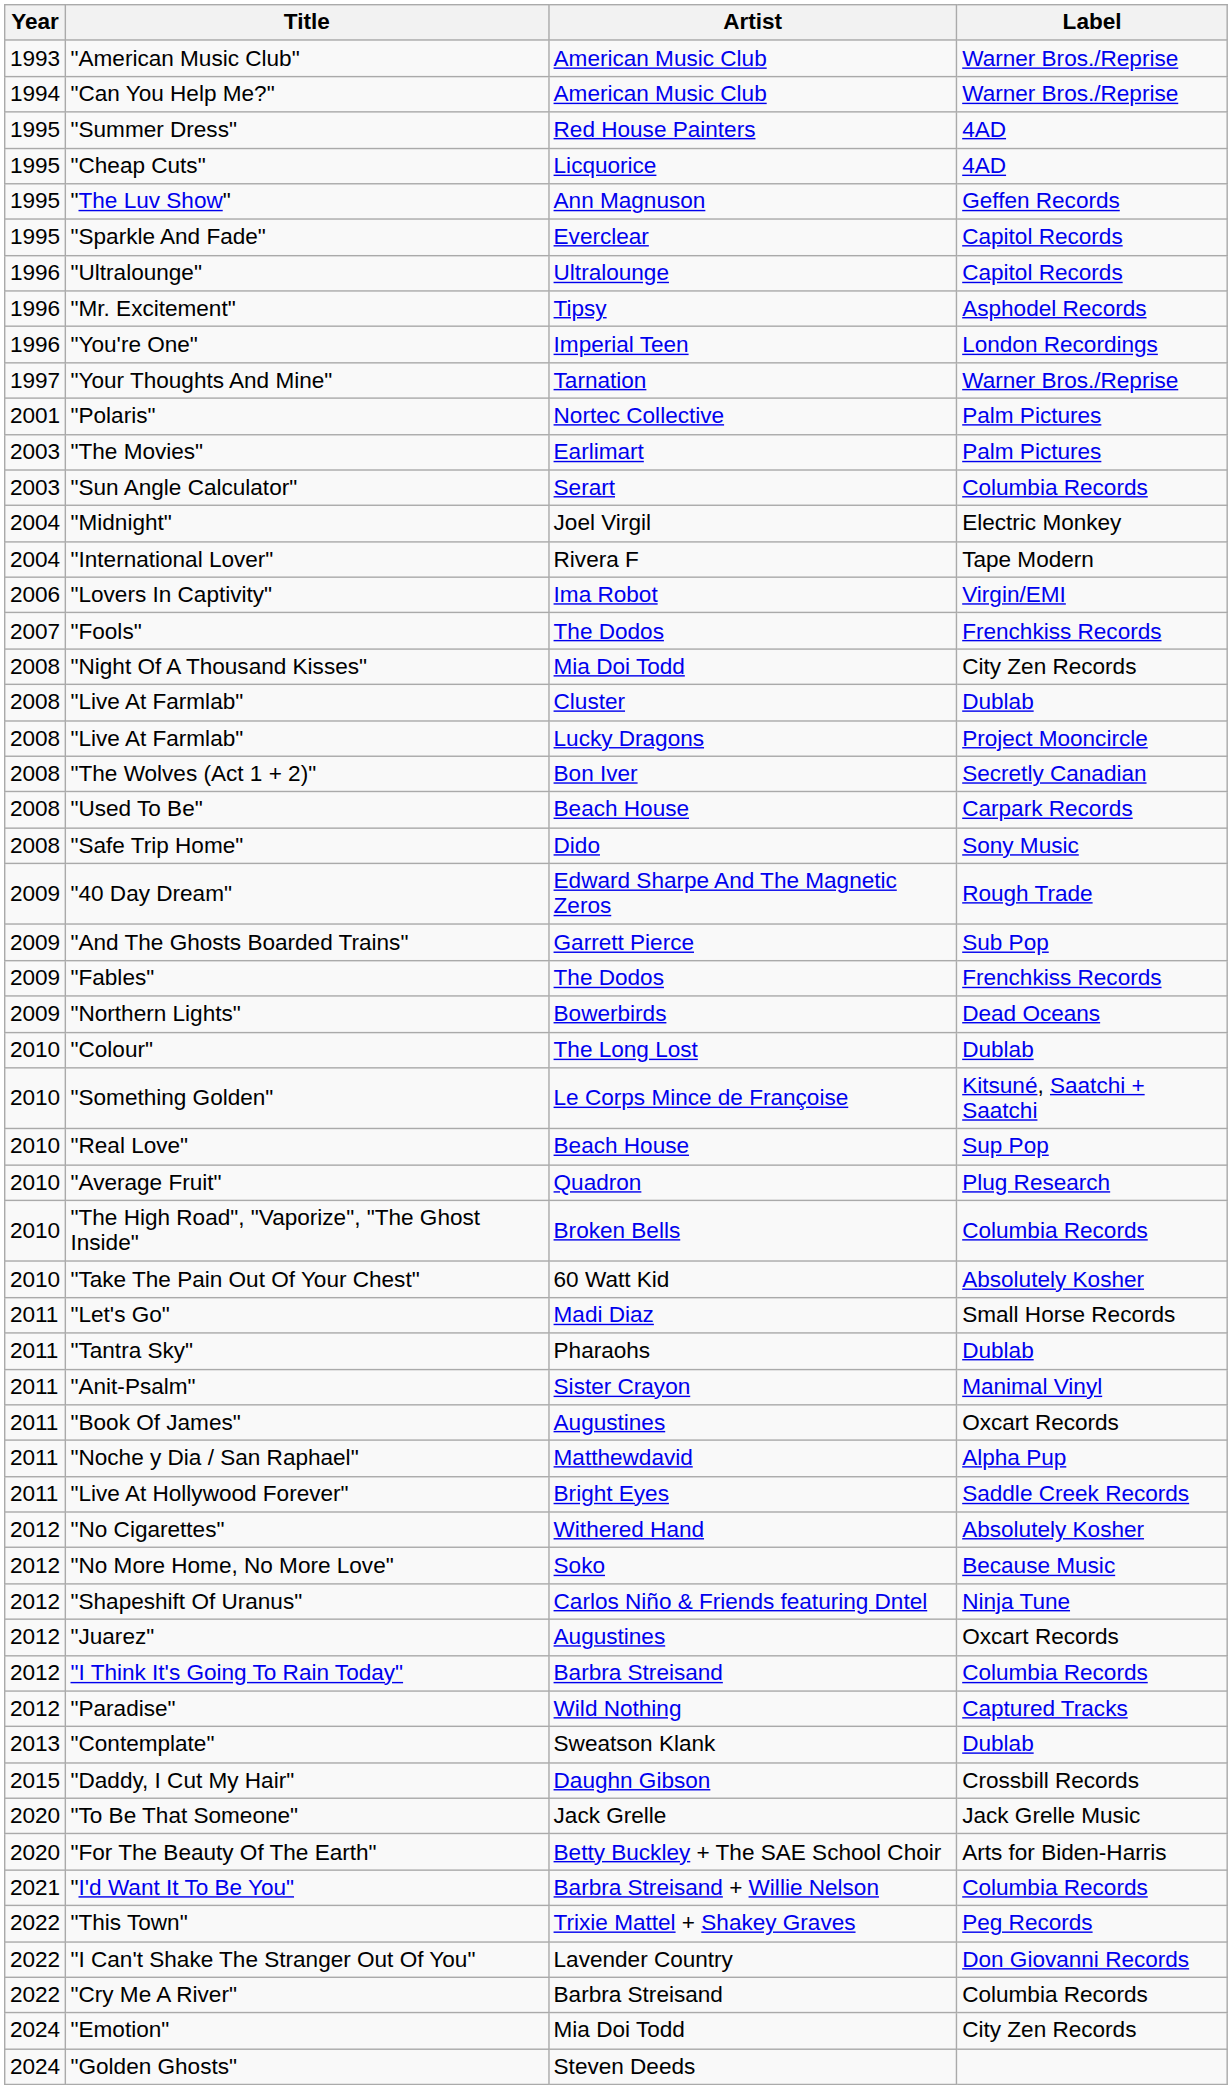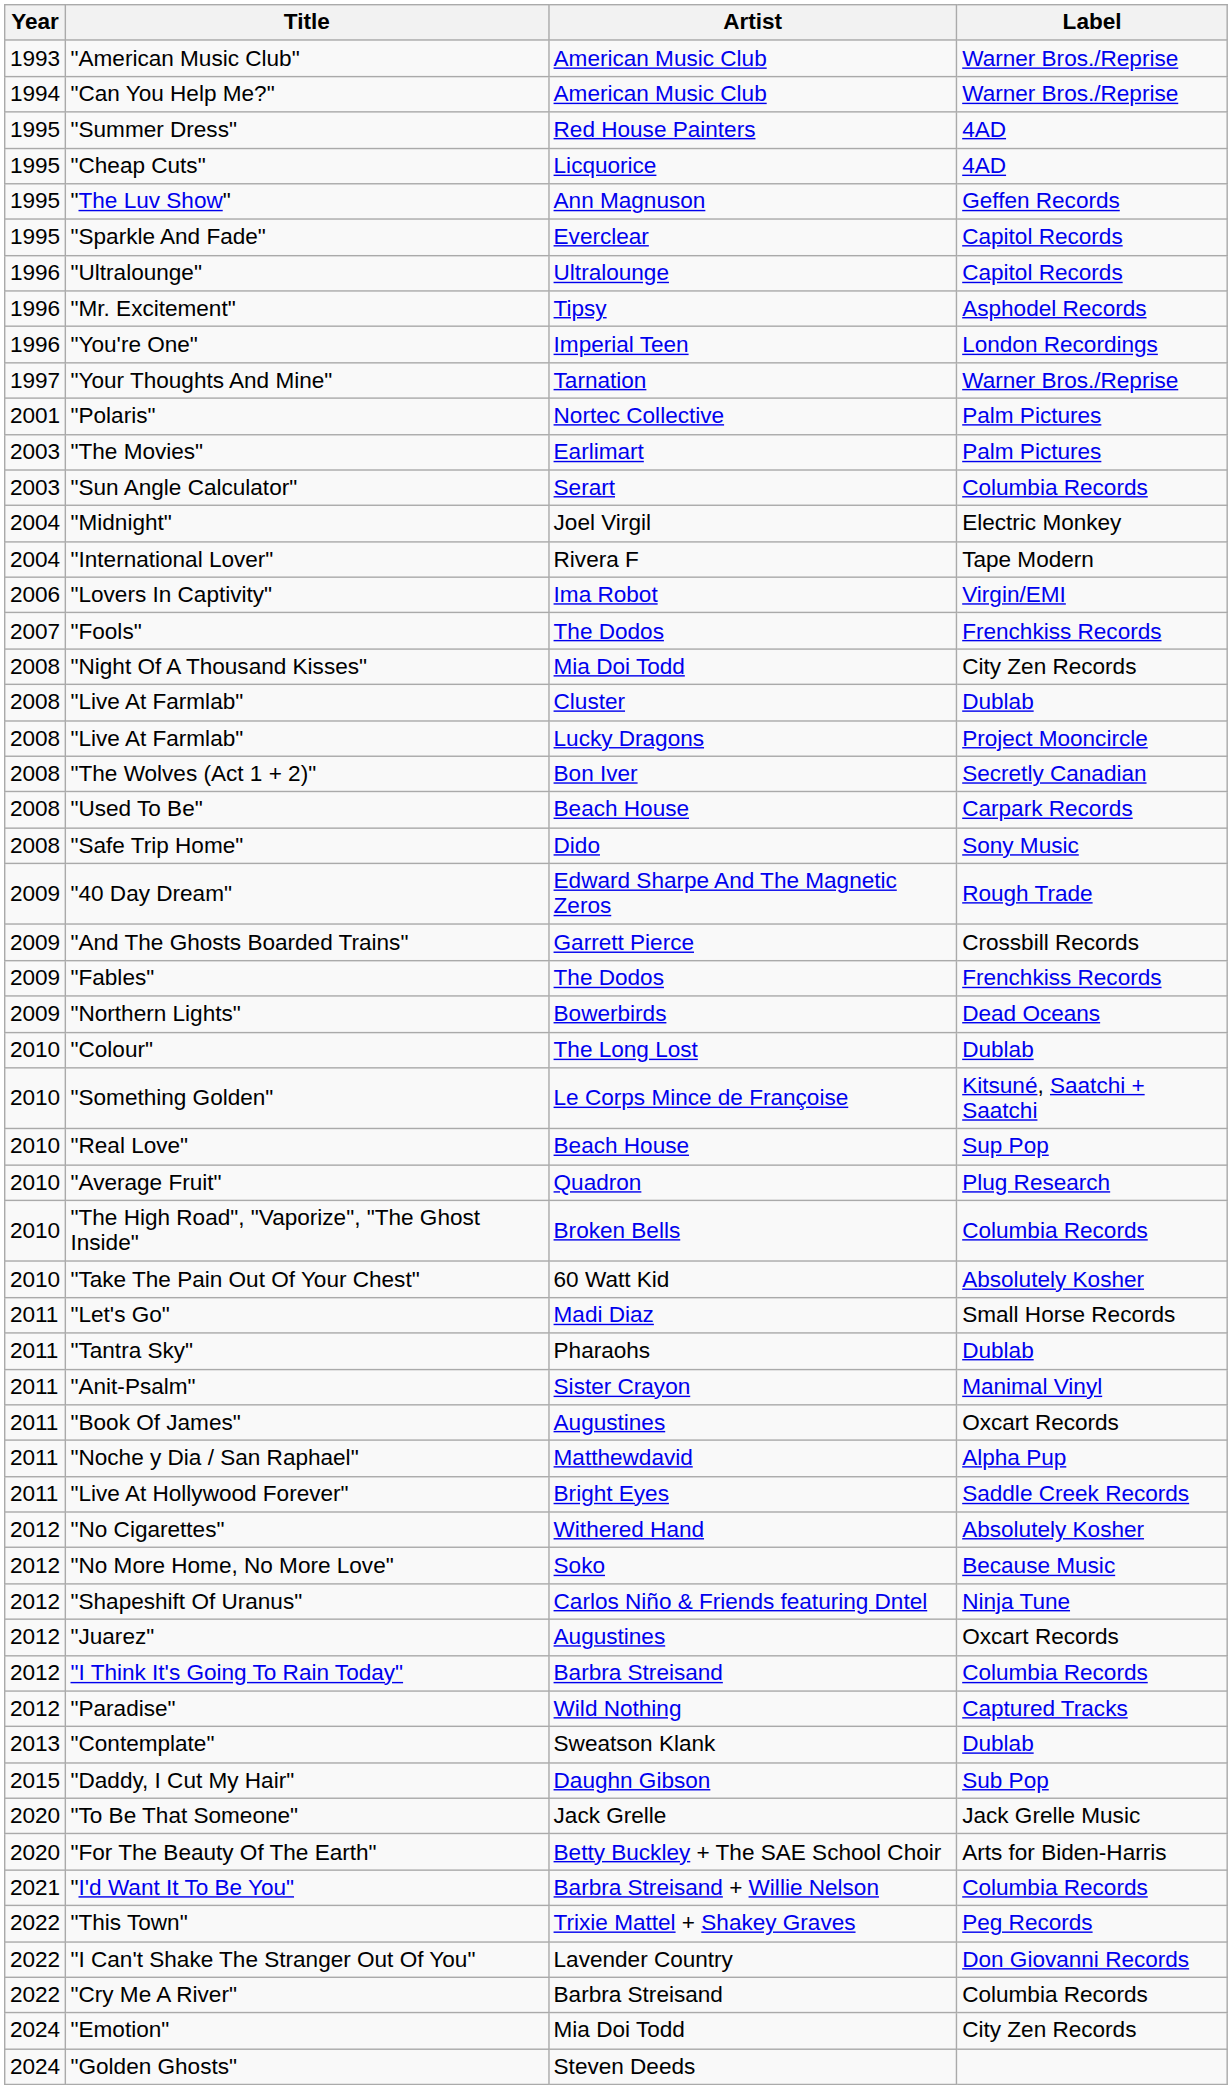(1005, 942) Sub Pop -> (1051, 942) Crossbill Records
(1051, 1780) Crossbill Records -> (1005, 1780) Sub Pop
